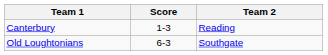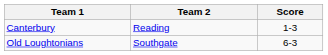columns swapped: (260, 12) <-> (164, 12)
